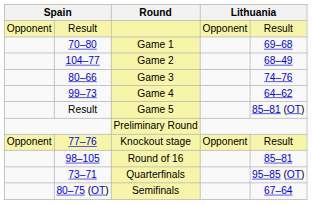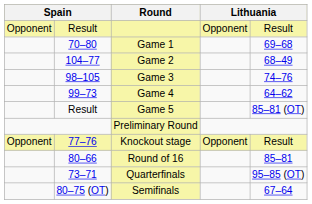(83, 77) 80–66 -> (83, 77) 98–105
(83, 158) 98–105 -> (83, 158) 80–66
